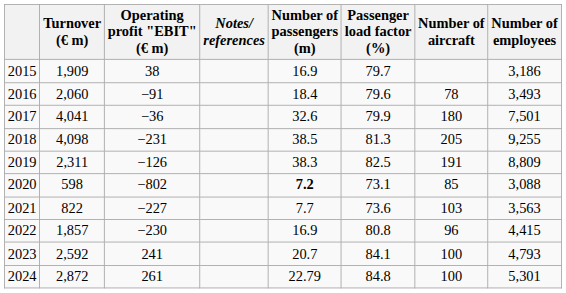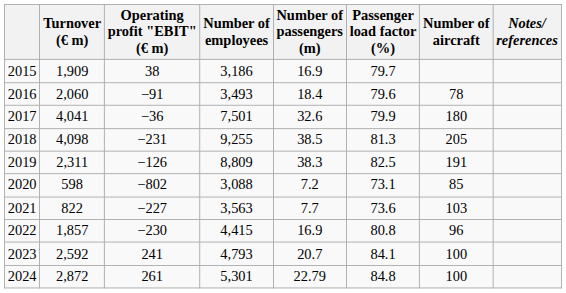columns swapped: (525, 32) <-> (234, 32)
(305, 185) bold -> (310, 185) normal
